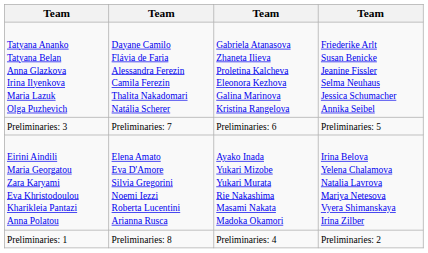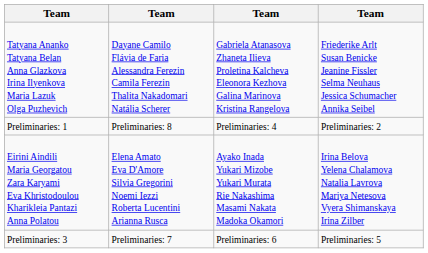rows swapped: (37, 126) <-> (37, 239)
